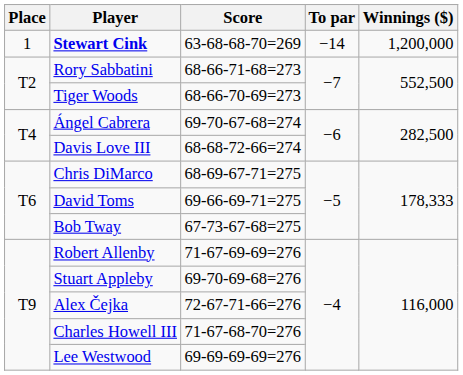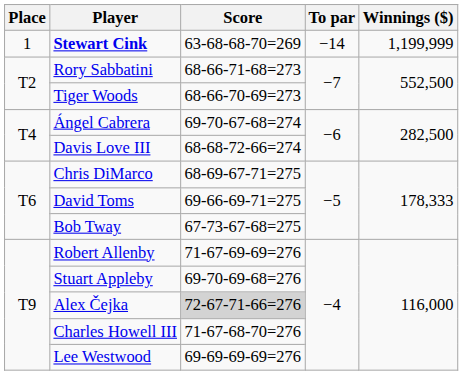(421, 43) 1,200,000 -> (421, 43) 1,199,999
(243, 305) no background -> (243, 305) lightgrey background
